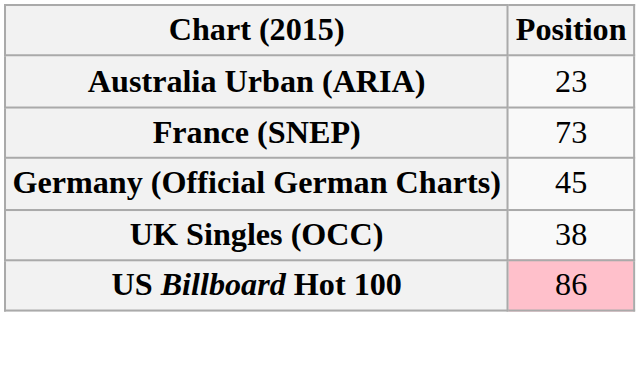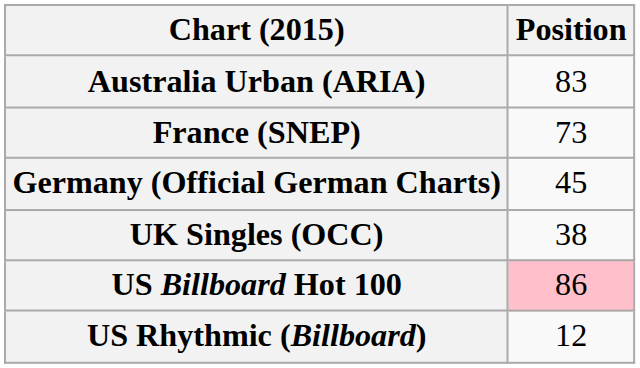(571, 81) 23 -> (571, 81) 83
+ row: (257, 336)
